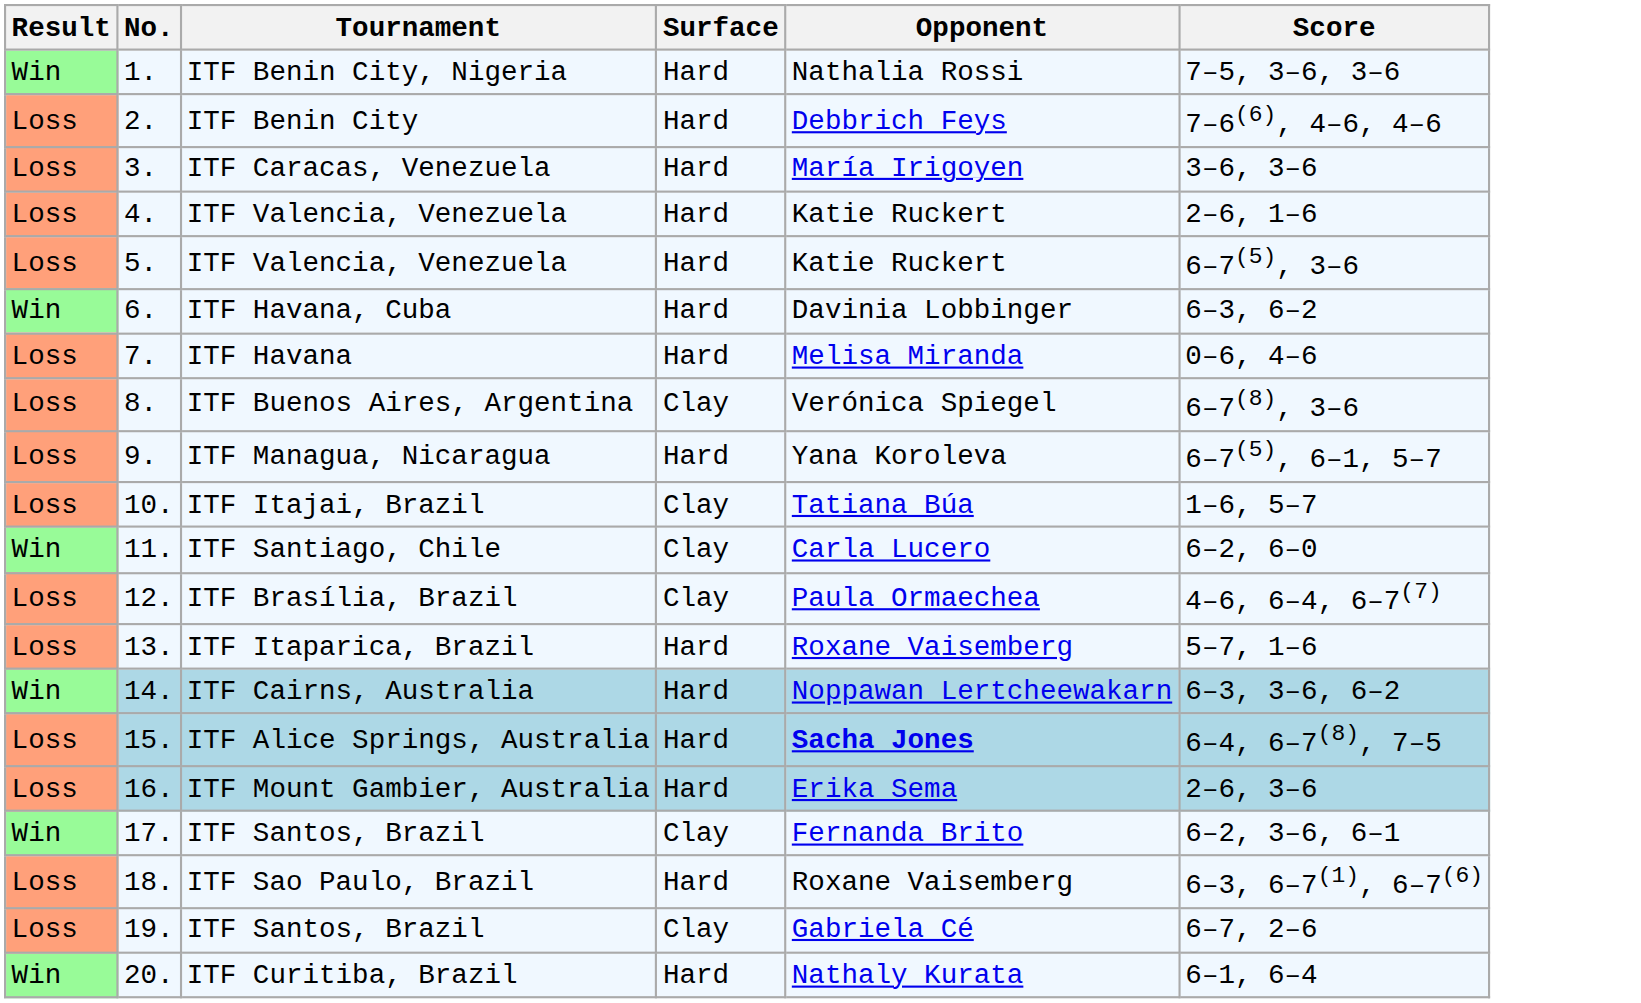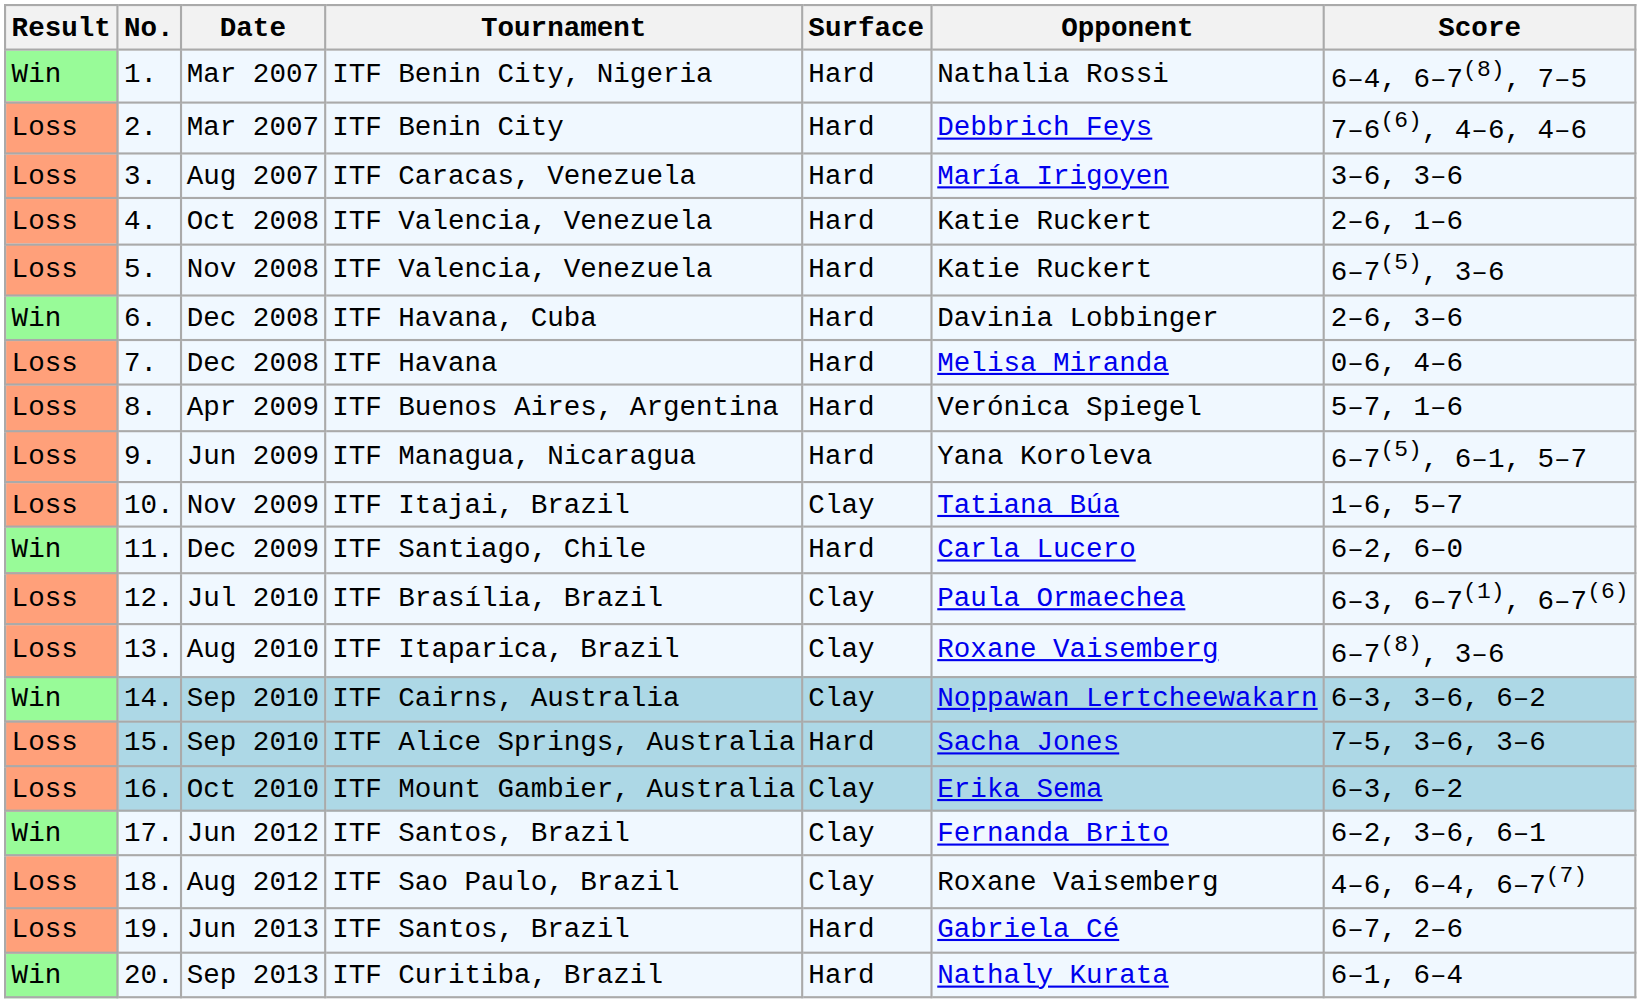+ column: (253, 28)
(1293, 72) 7–5, 3–6, 3–6 -> (1459, 76) 6–4, 6–7(8), 7–5
(1252, 311) 6–3, 6–2 -> (1397, 318) 2–6, 3–6
(696, 404) Clay -> (841, 408) Hard
(1272, 404) 6–7(8), 3–6 -> (1397, 408) 5–7, 1–6
(696, 550) Clay -> (841, 550) Hard
(1314, 598) 4–6, 6–4, 6–7(7) -> (1480, 598) 6–3, 6–7(1), 6–7(6)
(696, 647) Hard -> (841, 650) Clay
(1252, 647) 5–7, 1–6 -> (1418, 650) 6–7(8), 3–6
(696, 692) Hard -> (841, 699) Clay
(883, 740) bold -> (1028, 744) normal
(1314, 740) 6–4, 6–7(8), 7–5 -> (1438, 744) 7–5, 3–6, 3–6
(696, 789) Hard -> (841, 789) Clay
(1252, 789) 2–6, 3–6 -> (1397, 789) 6–3, 6–2
(696, 882) Hard -> (841, 882) Clay
(1334, 882) 6–3, 6–7(1), 6–7(6) -> (1459, 882) 4–6, 6–4, 6–7(7)
(696, 930) Clay -> (841, 930) Hard
